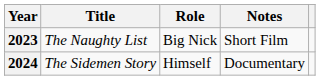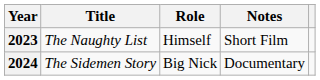(190, 39) Big Nick -> (187, 39) Himself
(187, 63) Himself -> (190, 63) Big Nick
